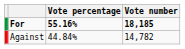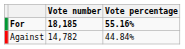columns swapped: (151, 11) <-> (84, 11)
